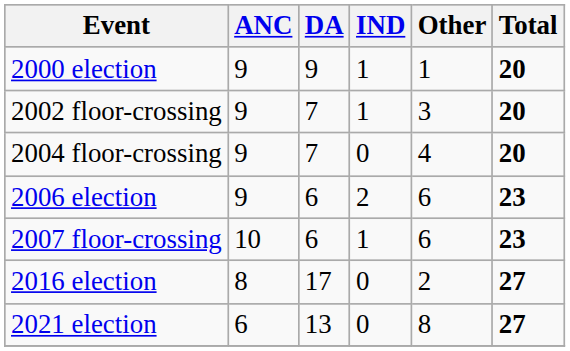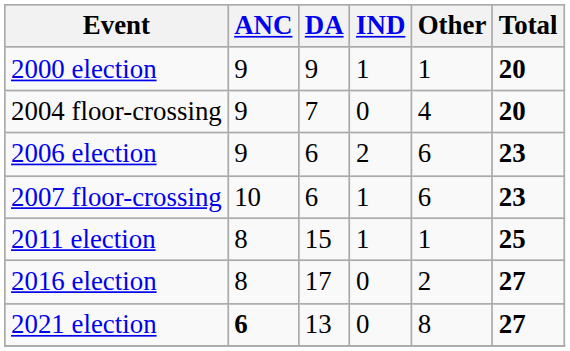- row: (116, 111)
+ row: (83, 238)
(241, 324) normal -> (241, 324) bold
